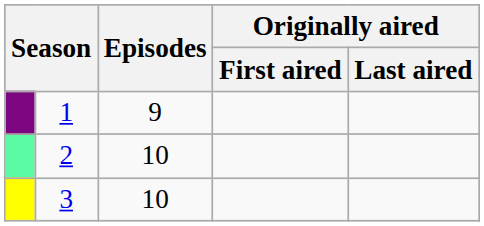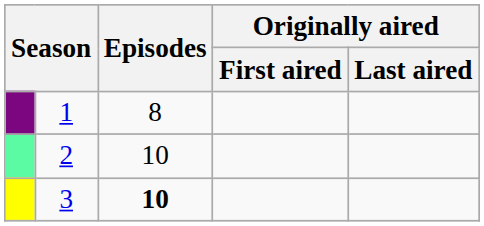(155, 112) 9 -> (155, 112) 8
(155, 198) normal -> (155, 198) bold
